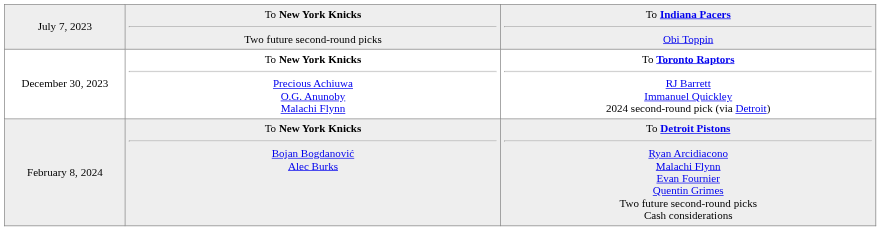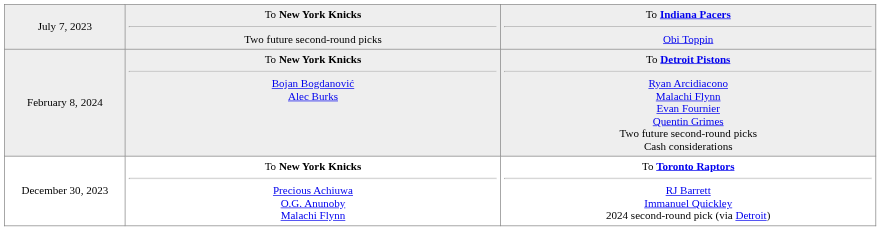rows swapped: (65, 84) <-> (65, 172)
